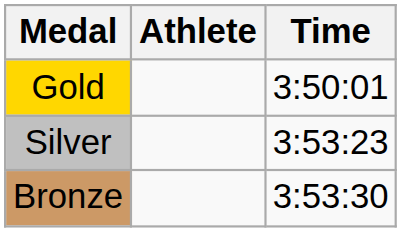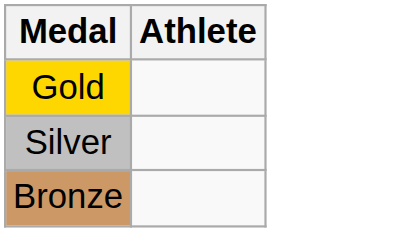- column: (331, 32)
